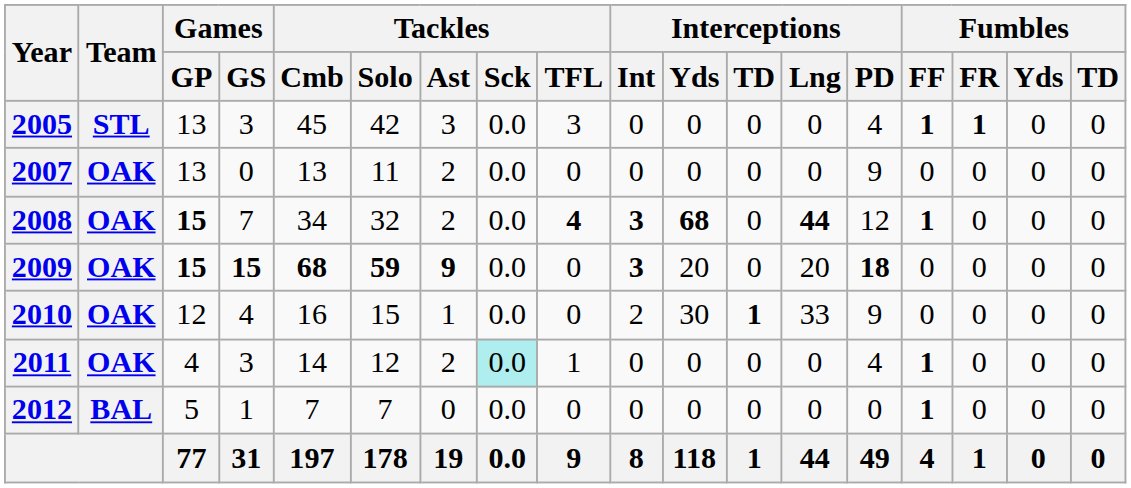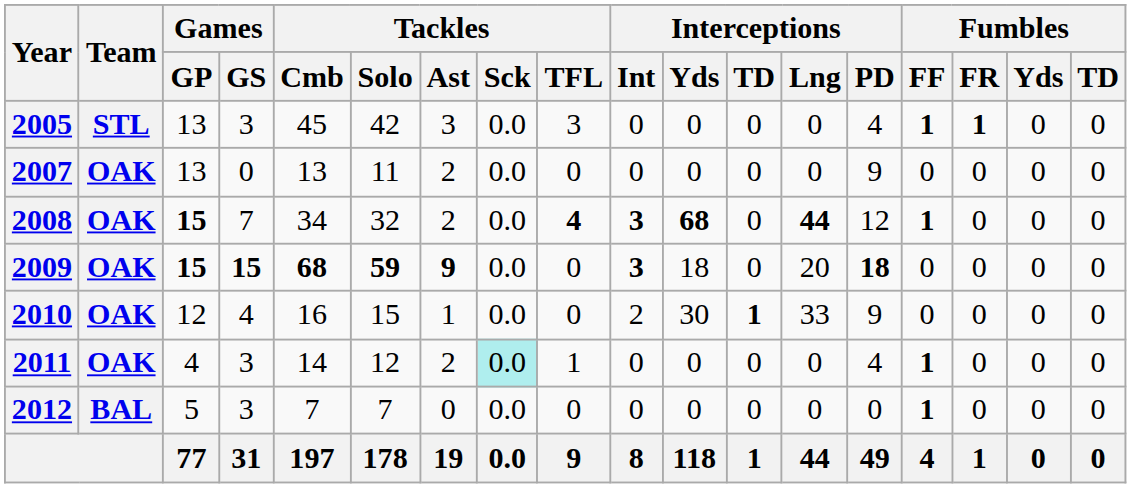(694, 266) 20 -> (694, 266) 18
(246, 409) 1 -> (246, 409) 3
